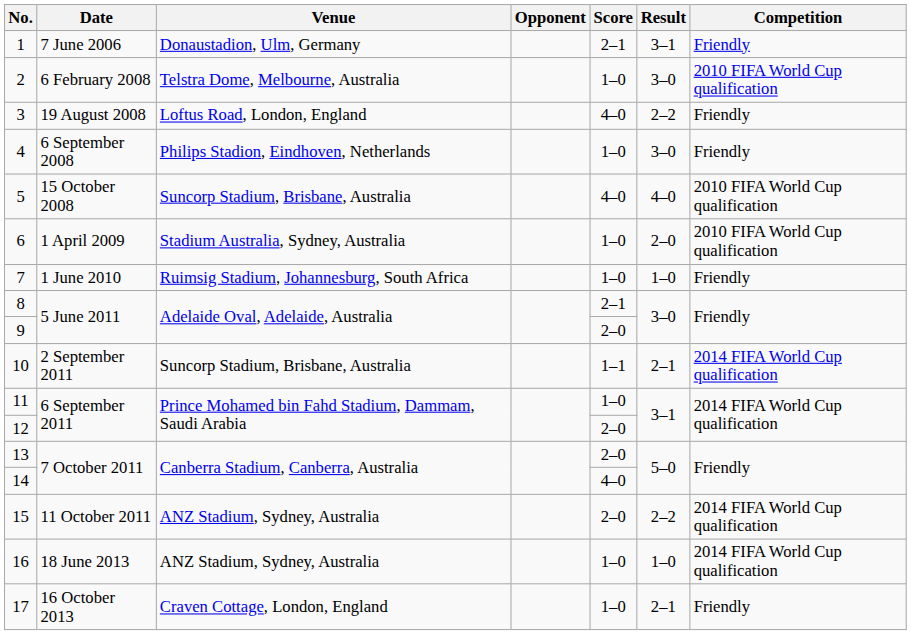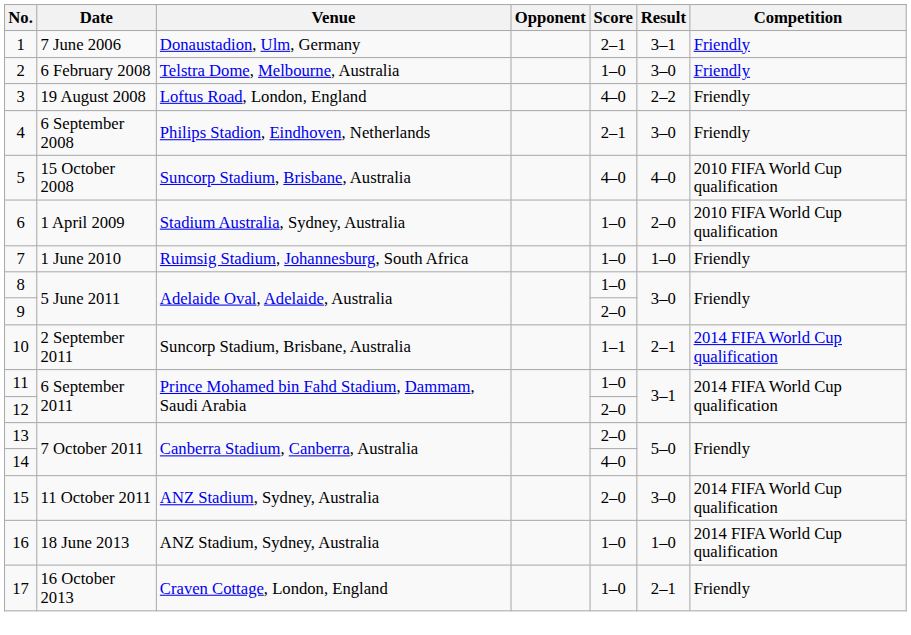(768, 79) 2010 FIFA World Cup qualification -> (722, 70) Friendly
(613, 151) 1–0 -> (613, 132) 2–1
(613, 303) 2–1 -> (613, 284) 1–0
(663, 516) 2–2 -> (663, 497) 3–0
